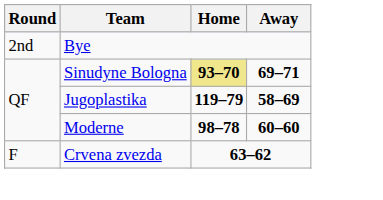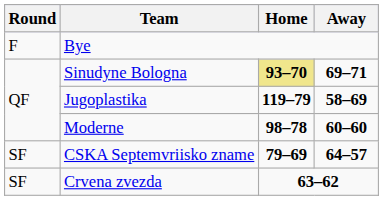(21, 45) 2nd -> (13, 45) F
+ row: (159, 154)
(13, 154) F -> (18, 182) SF
